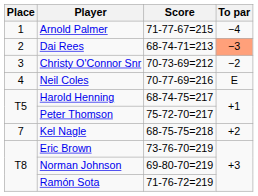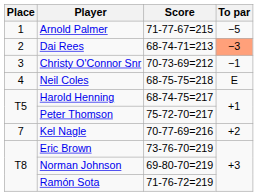(234, 30) −4 -> (234, 30) −5
(234, 64) −2 -> (234, 64) −1
(180, 81) 70-77-69=216 -> (180, 81) 68-75-75=218
(180, 132) 68-75-75=218 -> (180, 132) 70-77-69=216
